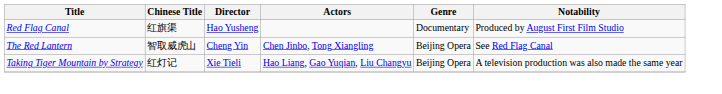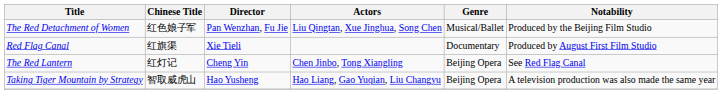+ row: (68, 28)
(232, 28) Hao Yusheng -> (224, 45) Xie Tieli
(172, 45) 智取威虎山 -> (162, 62) 红灯记
(162, 62) 红灯记 -> (172, 80) 智取威虎山
(224, 63) Xie Tieli -> (232, 80) Hao Yusheng
